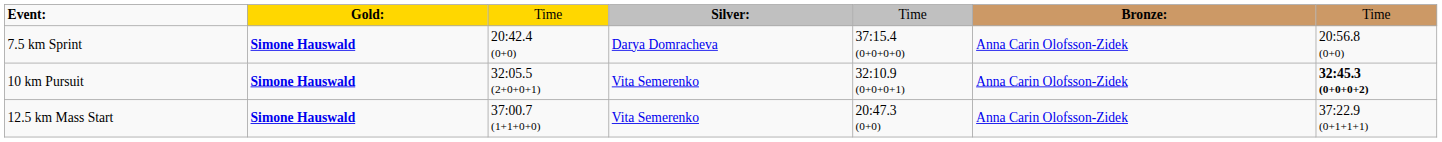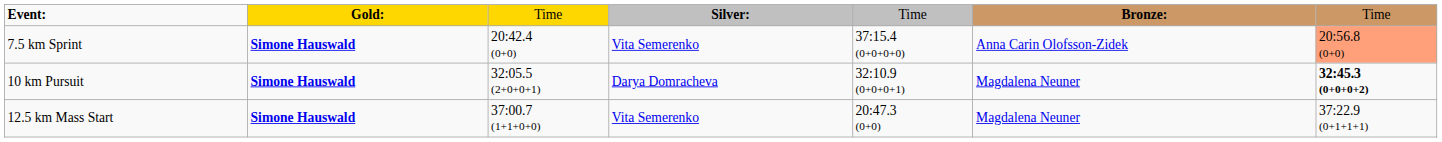(665, 44) Darya Domracheva -> (655, 44) Vita Semerenko
(1340, 44) no background -> (1340, 44) lightsalmon background
(655, 81) Vita Semerenko -> (665, 81) Darya Domracheva
(1052, 81) Anna Carin Olofsson-Zidek -> (1028, 81) Magdalena Neuner
(1052, 118) Anna Carin Olofsson-Zidek -> (1028, 118) Magdalena Neuner
